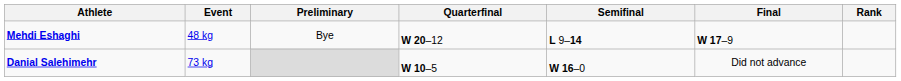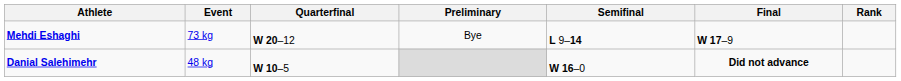columns swapped: (325, 13) <-> (473, 13)
(200, 35) 48 kg -> (200, 35) 73 kg
(200, 63) 73 kg -> (200, 63) 48 kg
(769, 63) normal -> (769, 63) bold
